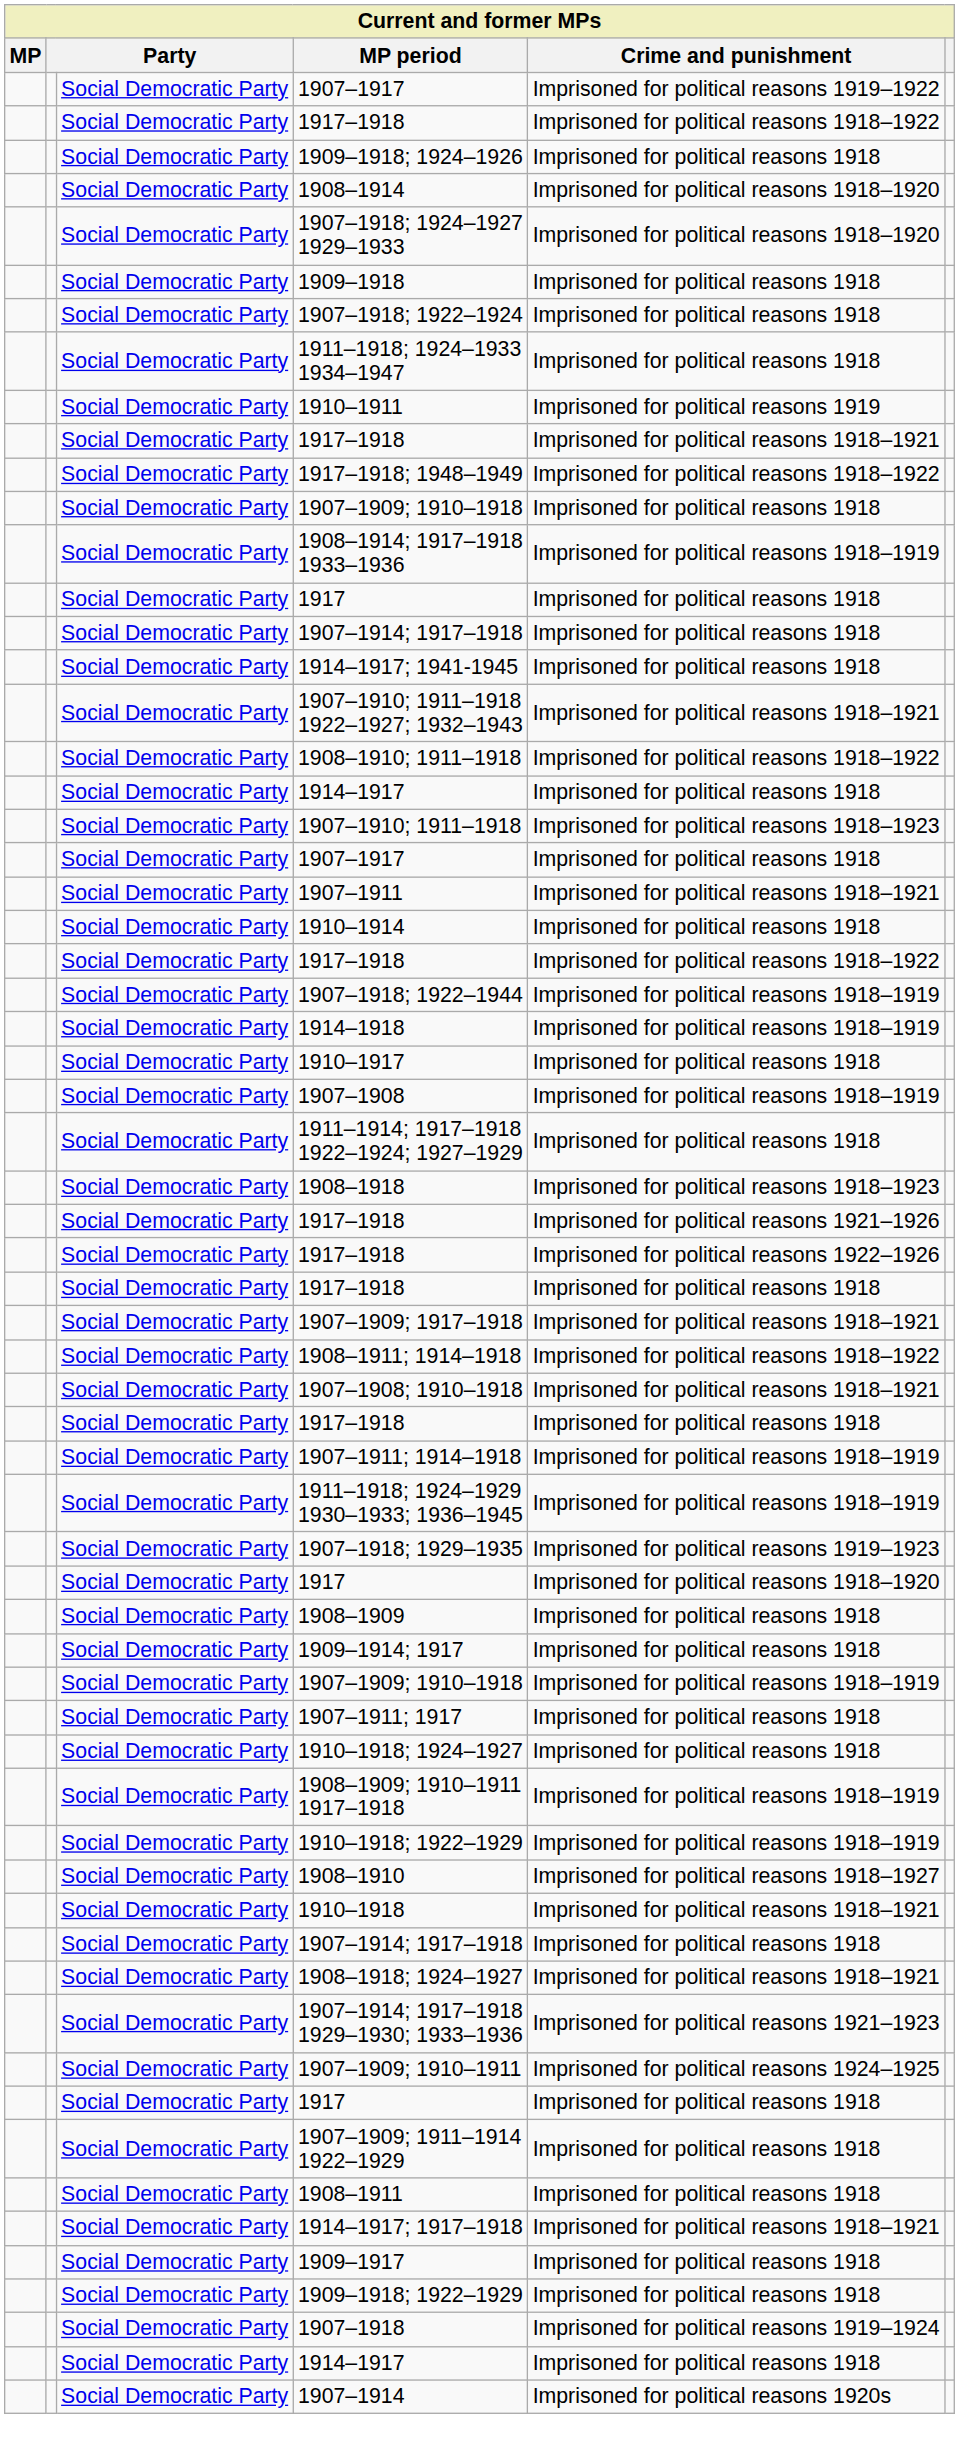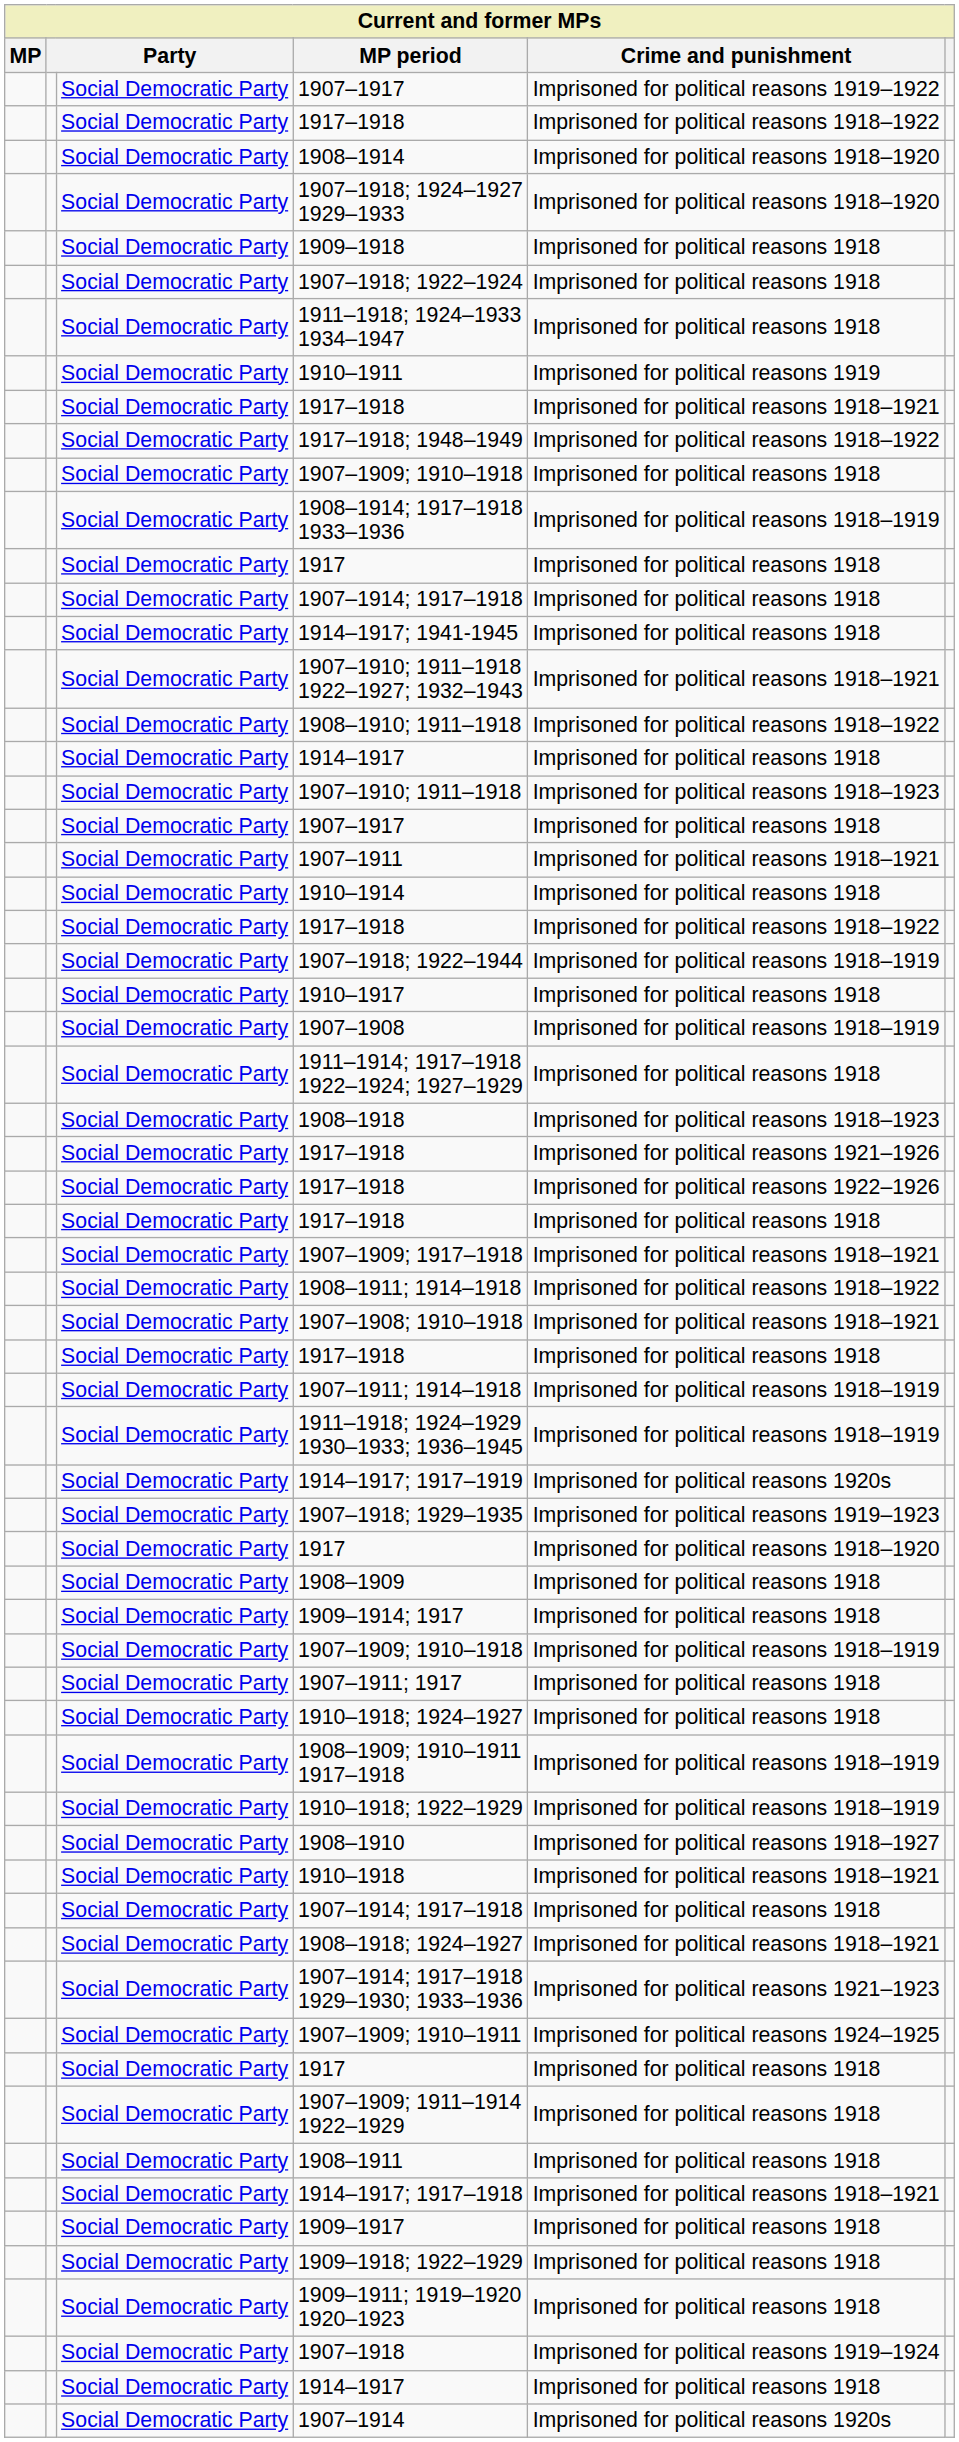- row: (26, 157)
- row: (26, 1029)
+ row: (26, 1481)
+ row: (26, 2308)
